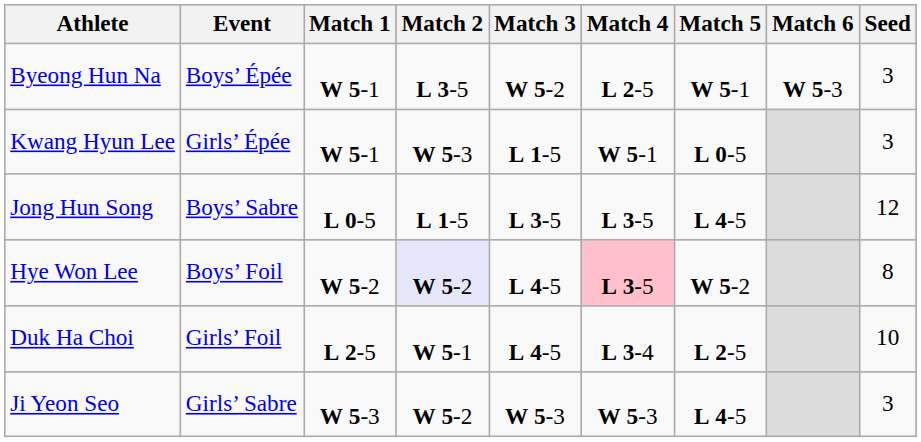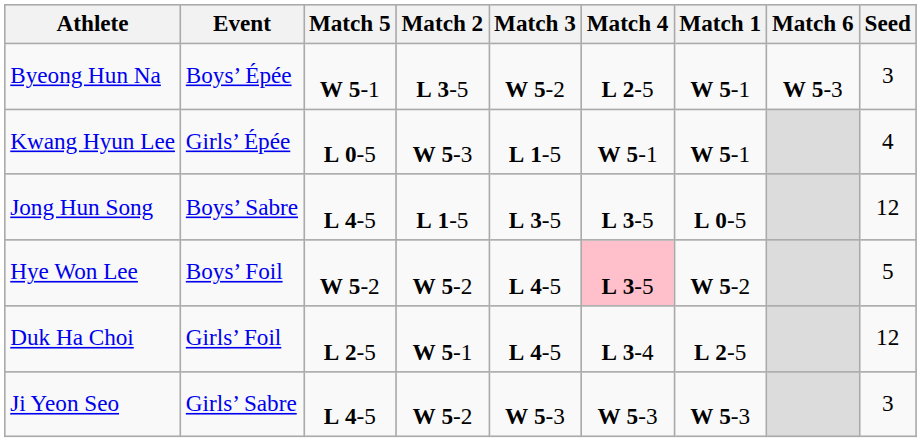columns swapped: (350, 24) <-> (720, 24)
(888, 141) 3 -> (888, 141) 4
(442, 286) lavender background -> (442, 286) no background
(888, 272) 8 -> (888, 272) 5
(888, 338) 10 -> (888, 338) 12
